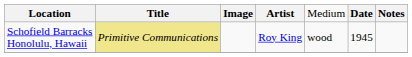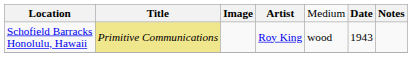(362, 37) 1945 -> (362, 37) 1943
